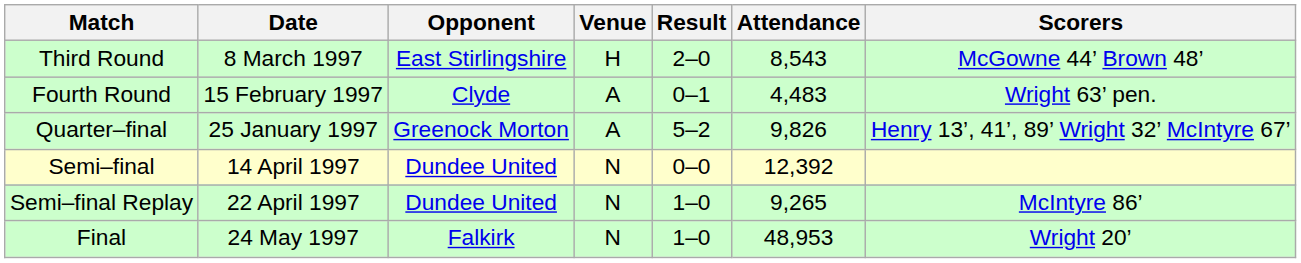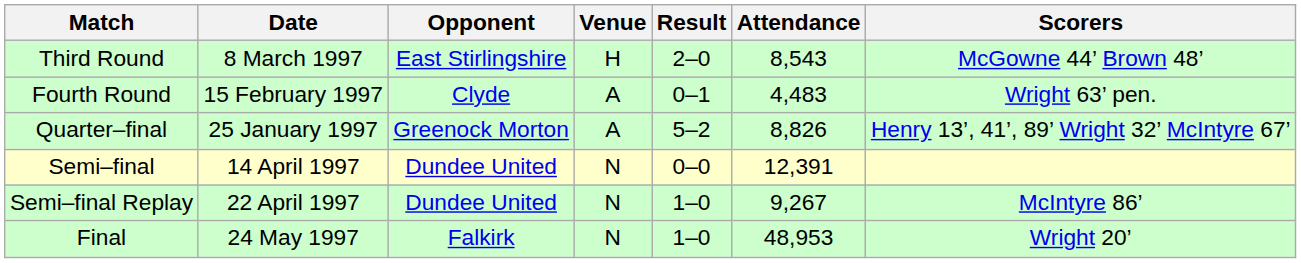(799, 130) 9,826 -> (799, 130) 8,826
(799, 166) 12,392 -> (799, 166) 12,391
(799, 202) 9,265 -> (799, 202) 9,267
